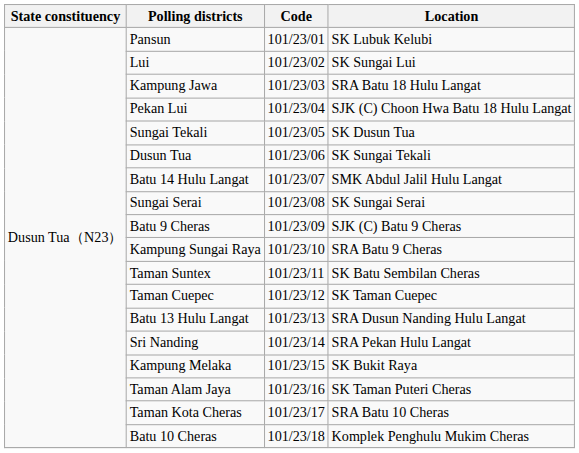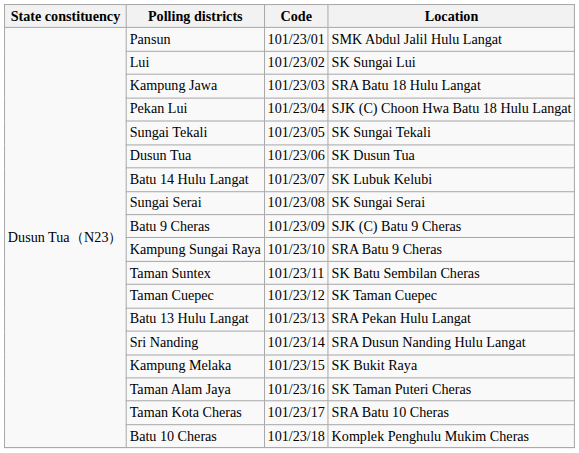(382, 39) SK Lubuk Kelubi -> (417, 39) SMK Abdul Jalil Hulu Langat
(373, 132) SK Dusun Tua -> (381, 132) SK Sungai Tekali
(381, 155) SK Sungai Tekali -> (373, 155) SK Dusun Tua
(417, 179) SMK Abdul Jalil Hulu Langat -> (382, 179) SK Lubuk Kelubi
(429, 319) SRA Dusun Nanding Hulu Langat -> (401, 319) SRA Pekan Hulu Langat
(401, 342) SRA Pekan Hulu Langat -> (429, 342) SRA Dusun Nanding Hulu Langat
